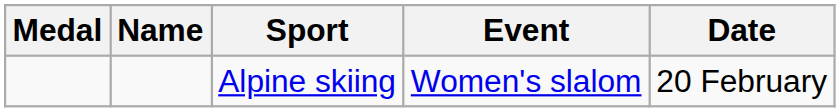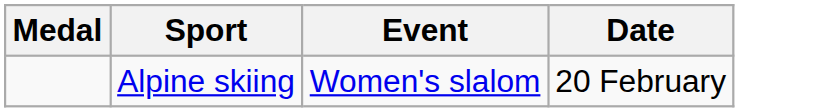- column: (160, 31)
